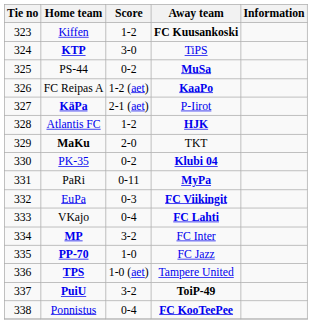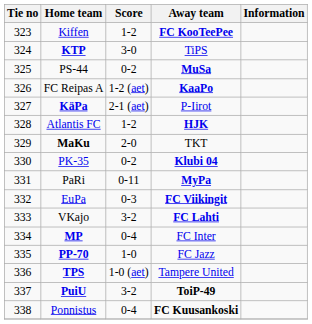(196, 32) FC Kuusankoski -> (196, 32) FC KooTeePee
(129, 217) 0-4 -> (129, 217) 3-2
(129, 236) 3-2 -> (129, 236) 0-4
(196, 310) FC KooTeePee -> (196, 310) FC Kuusankoski
